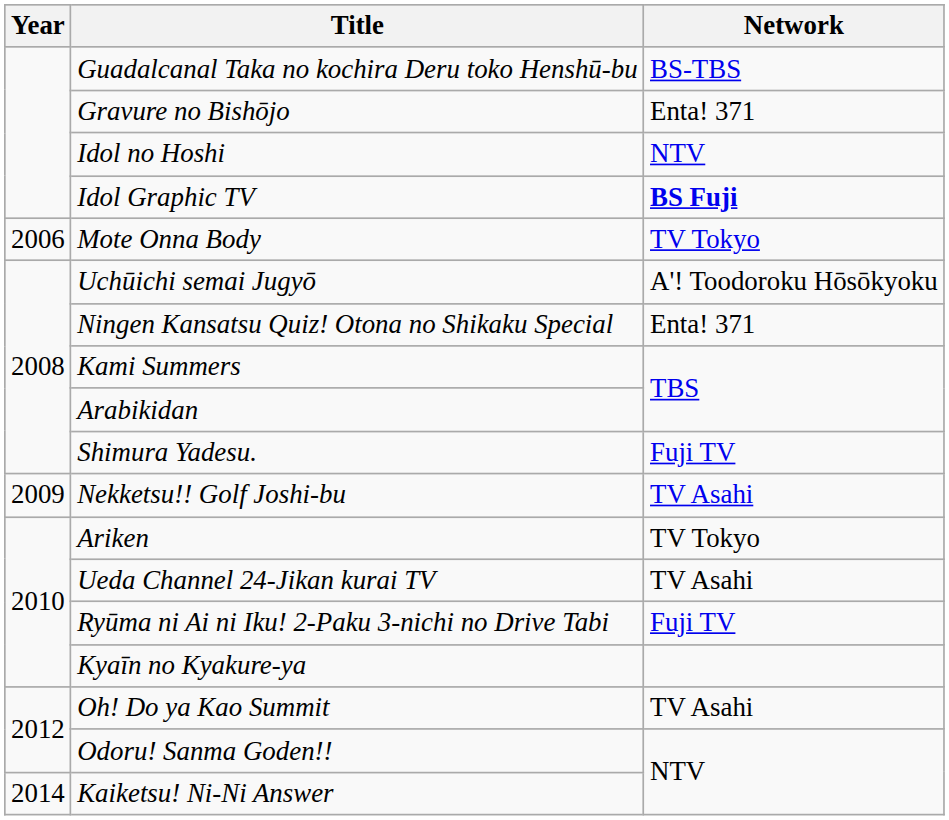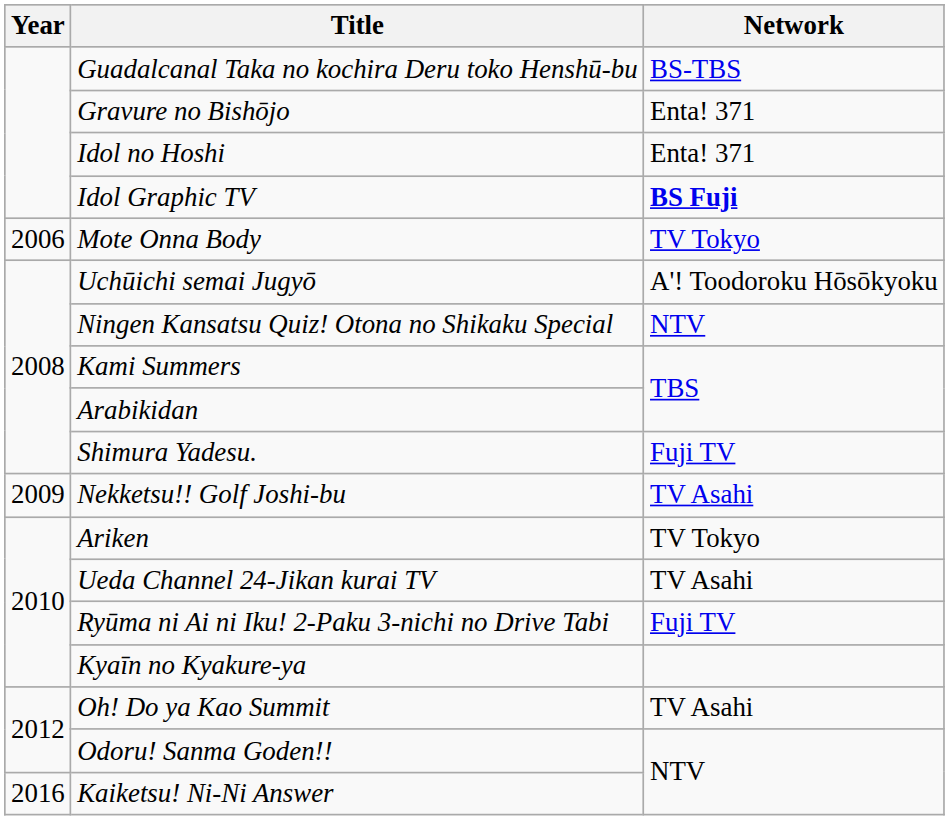(678, 153) NTV -> (703, 153) Enta! 371
(703, 324) Enta! 371 -> (678, 324) NTV
(38, 793) 2014 -> (38, 793) 2016
